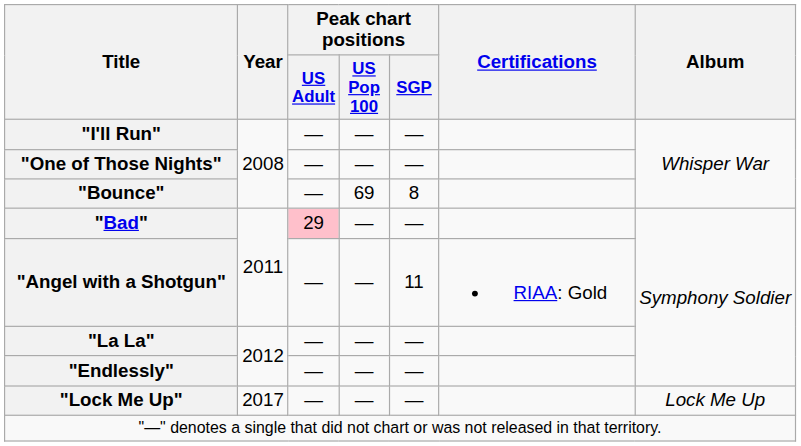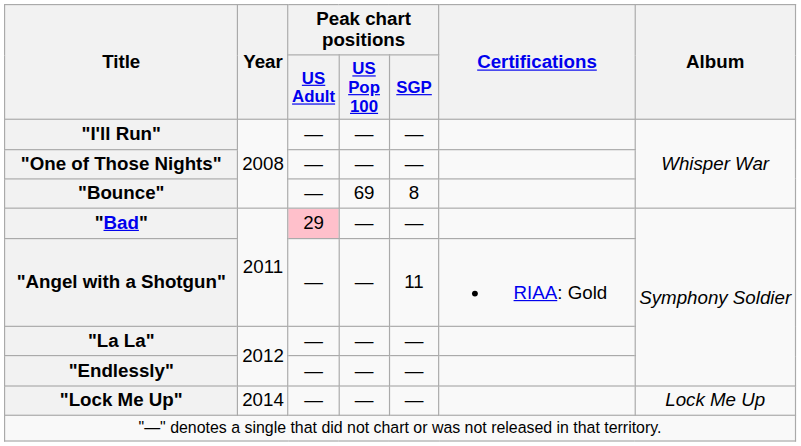(263, 400) 2017 -> (263, 400) 2014
